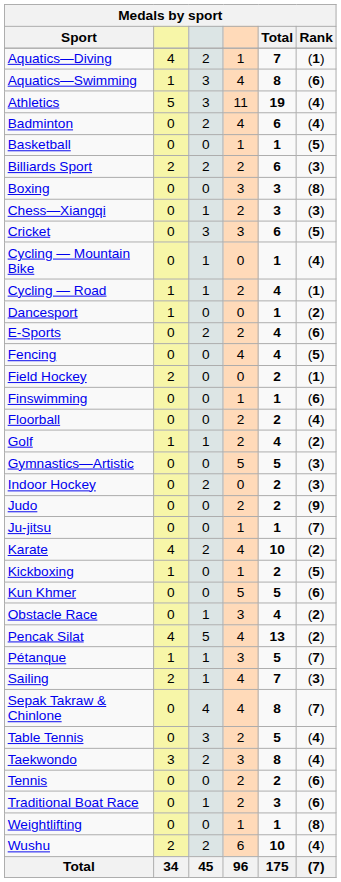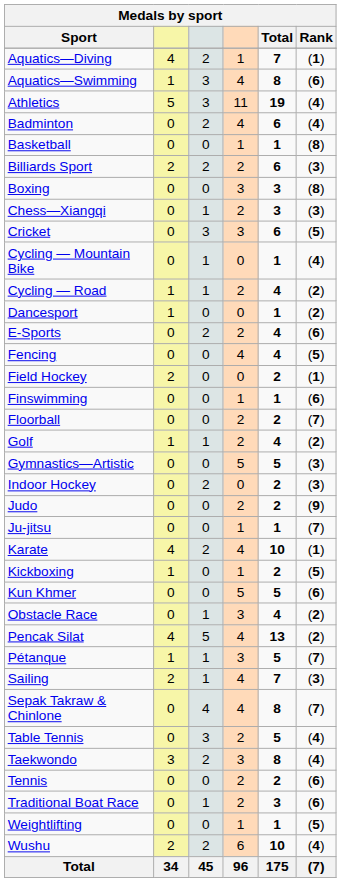(316, 145) (5) -> (316, 145) (8)
(316, 290) (1) -> (316, 290) (2)
(316, 420) (4) -> (316, 420) (7)
(316, 550) (2) -> (316, 550) (1)
(316, 824) (8) -> (316, 824) (5)
